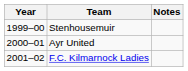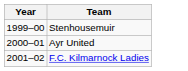- column: (167, 12)
